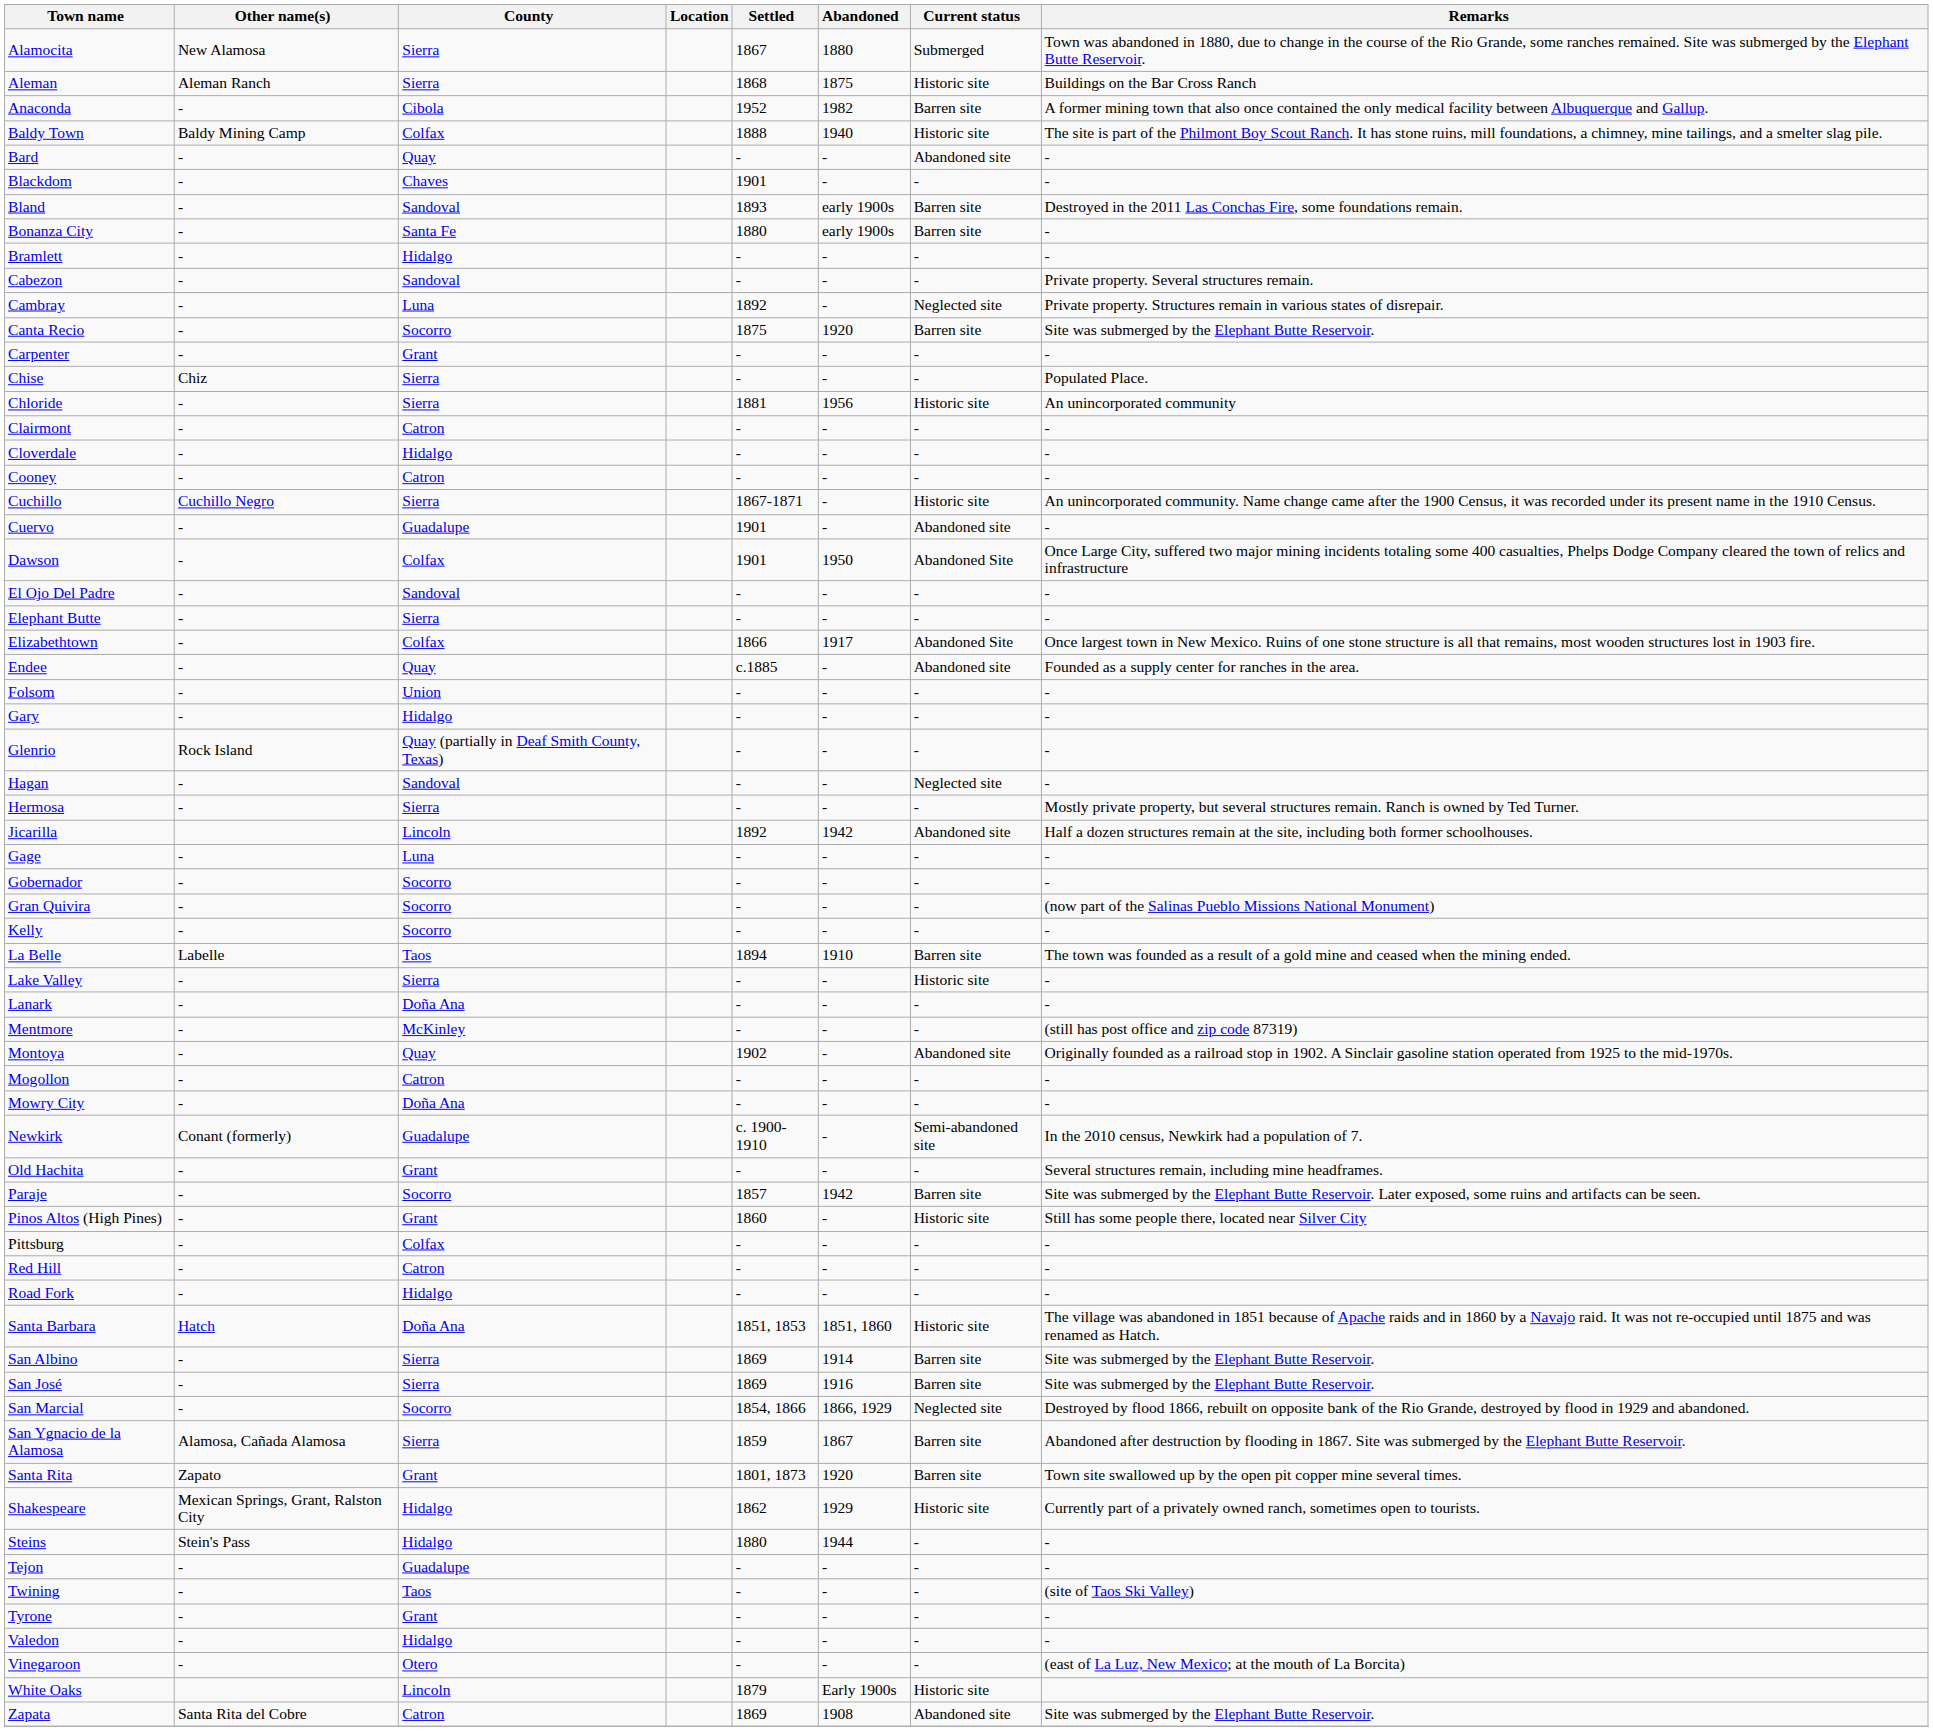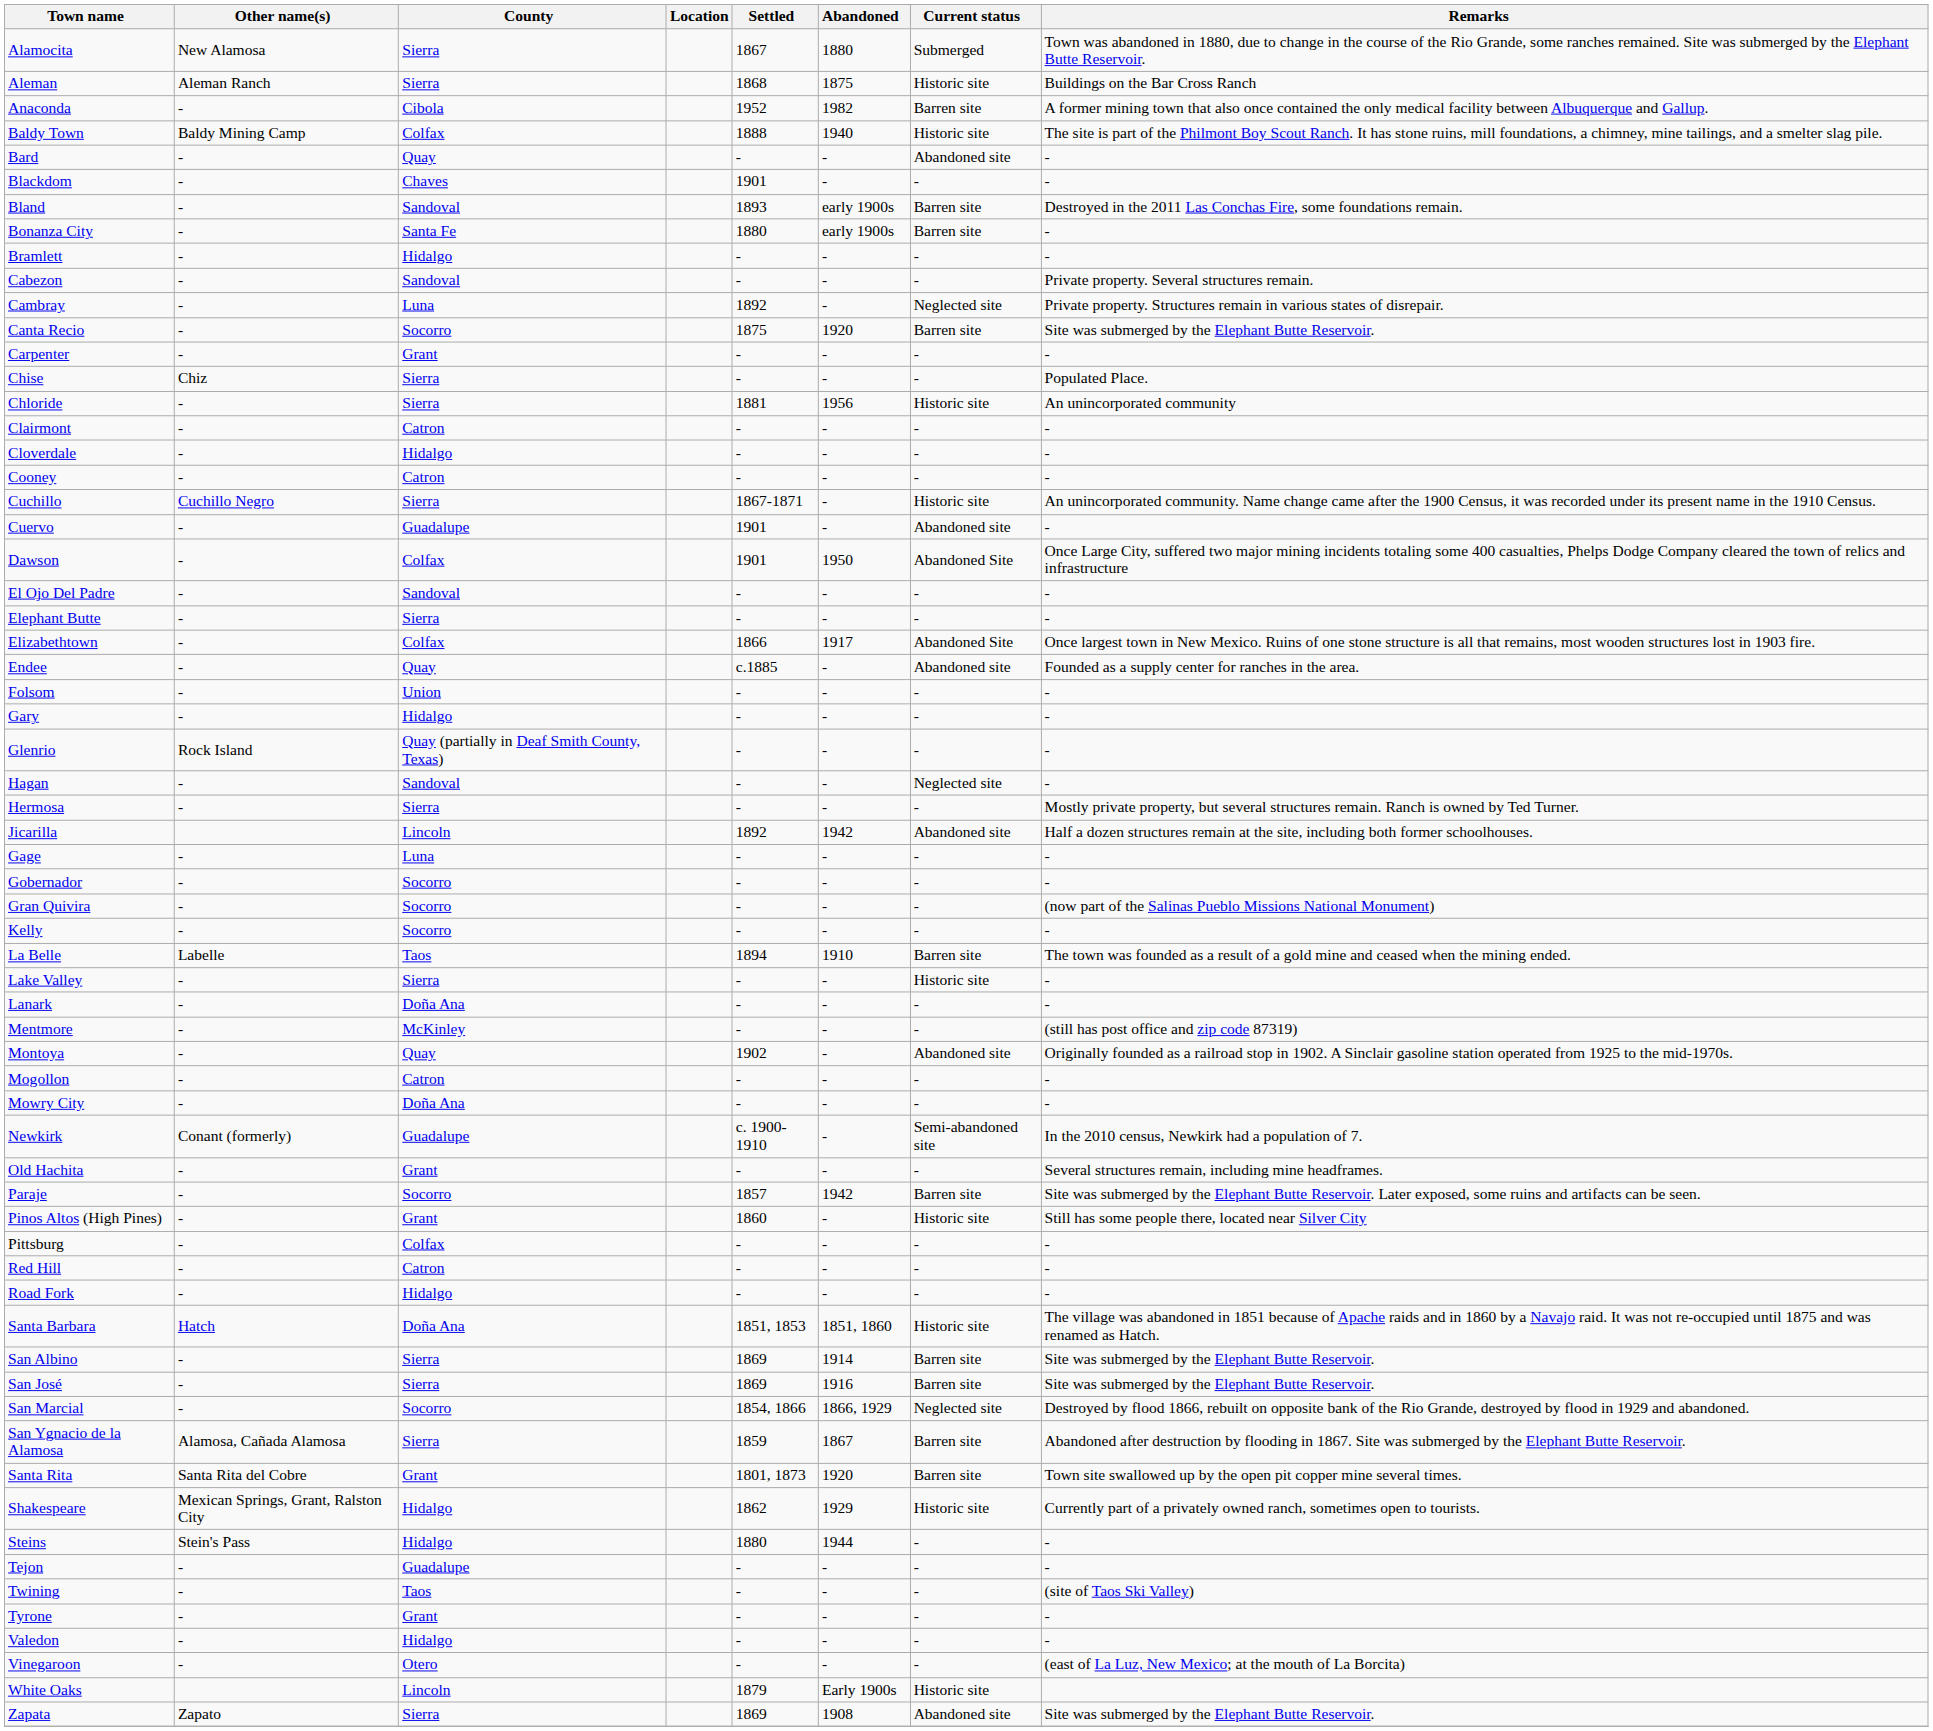(199, 1475) Zapato -> (242, 1475) Santa Rita del Cobre
(242, 1714) Santa Rita del Cobre -> (199, 1714) Zapato
(423, 1714) Catron -> (421, 1714) Sierra
